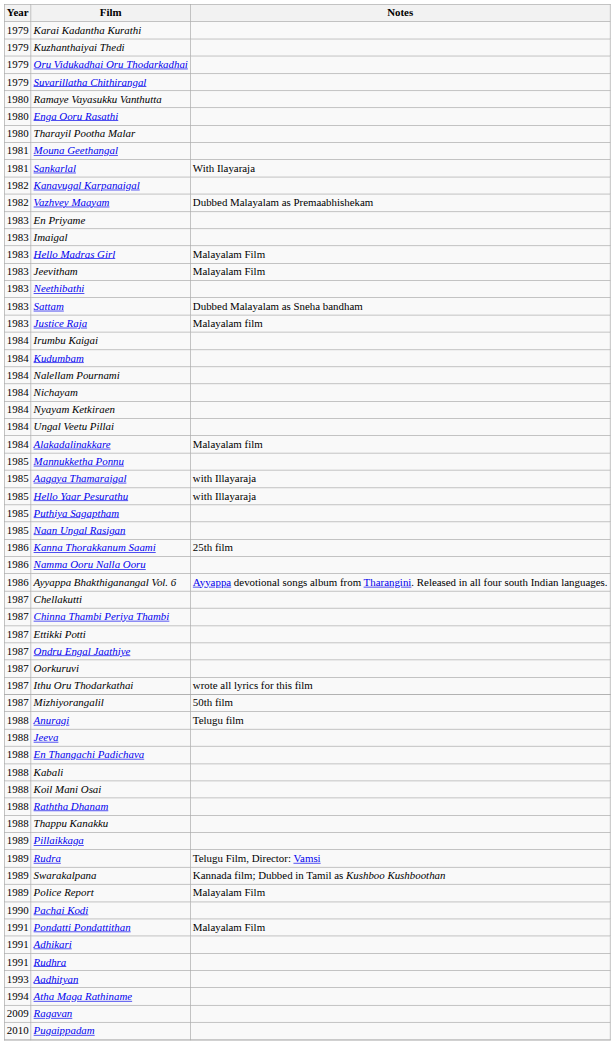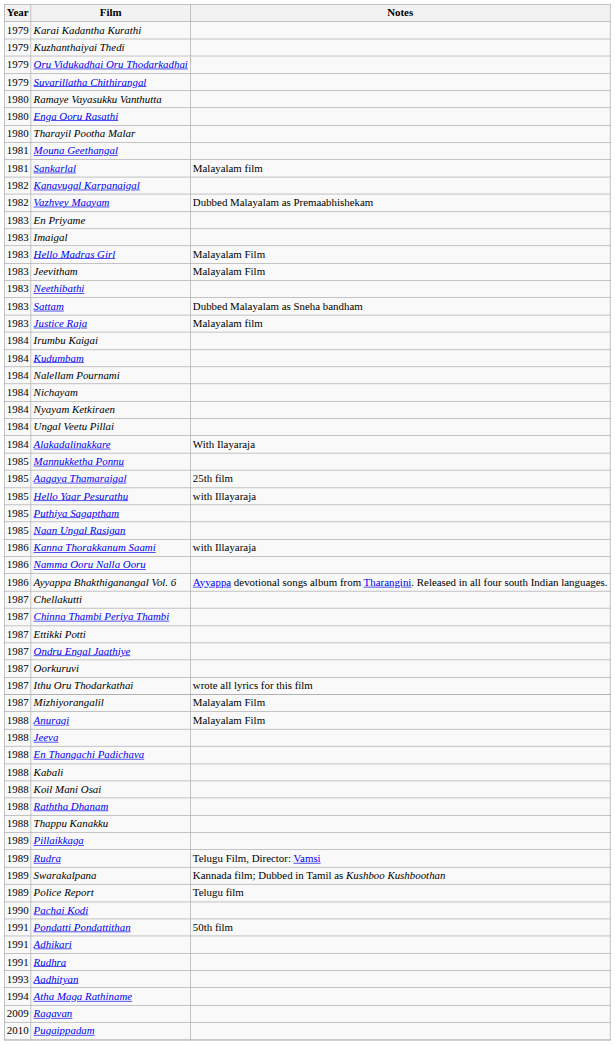(224, 168) With Ilayaraja -> (228, 168) Malayalam film
(228, 444) Malayalam film -> (224, 444) With Ilayaraja
(224, 479) with Illayaraja -> (213, 479) 25th film
(213, 548) 25th film -> (224, 548) with Illayaraja
(213, 703) 50th film -> (229, 703) Malayalam Film
(218, 720) Telugu film -> (229, 720) Malayalam Film
(229, 893) Malayalam Film -> (218, 893) Telugu film
(229, 927) Malayalam Film -> (213, 927) 50th film
